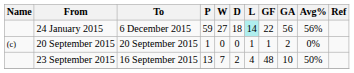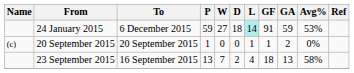(268, 28) 22 -> (268, 28) 91
(288, 28) 56 -> (288, 28) 59
(313, 28) 56% -> (313, 28) 53%
(268, 60) 48 -> (268, 60) 18
(288, 60) 10 -> (288, 60) 13
(313, 60) 50% -> (313, 60) 58%
